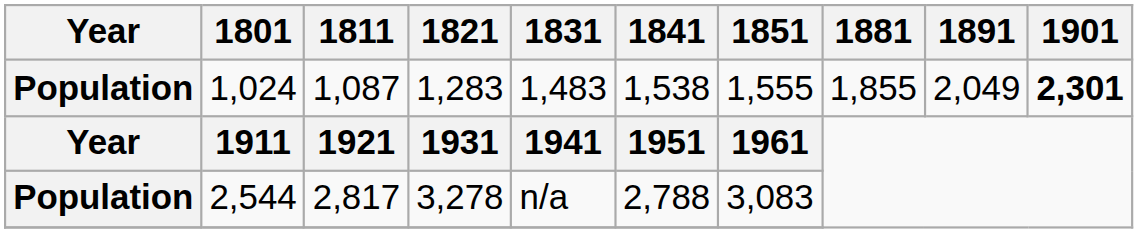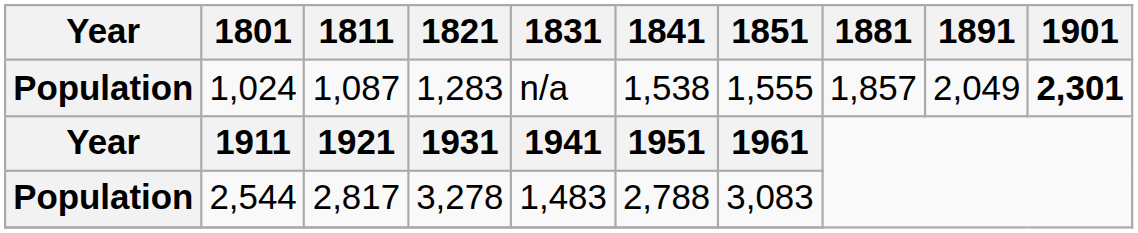(563, 87) 1,483 -> (544, 87) n/a
(873, 87) 1,855 -> (873, 87) 1,857
(544, 198) n/a -> (563, 198) 1,483
